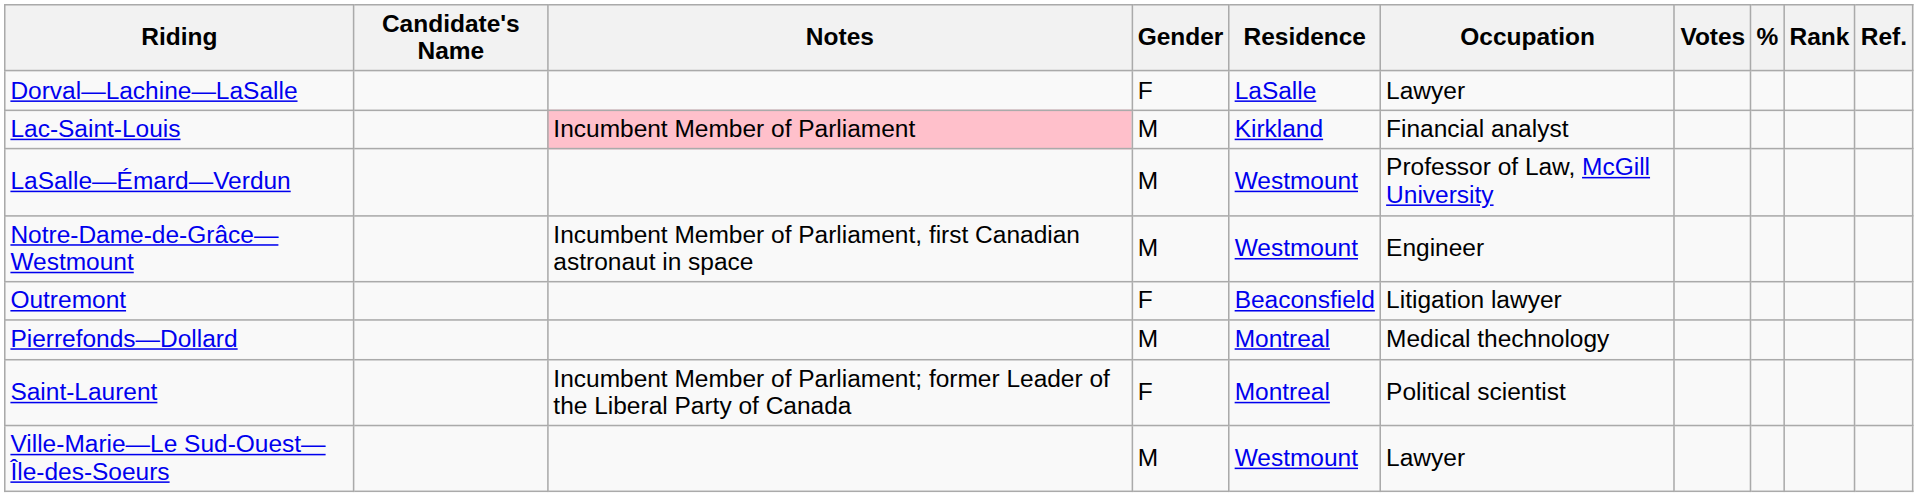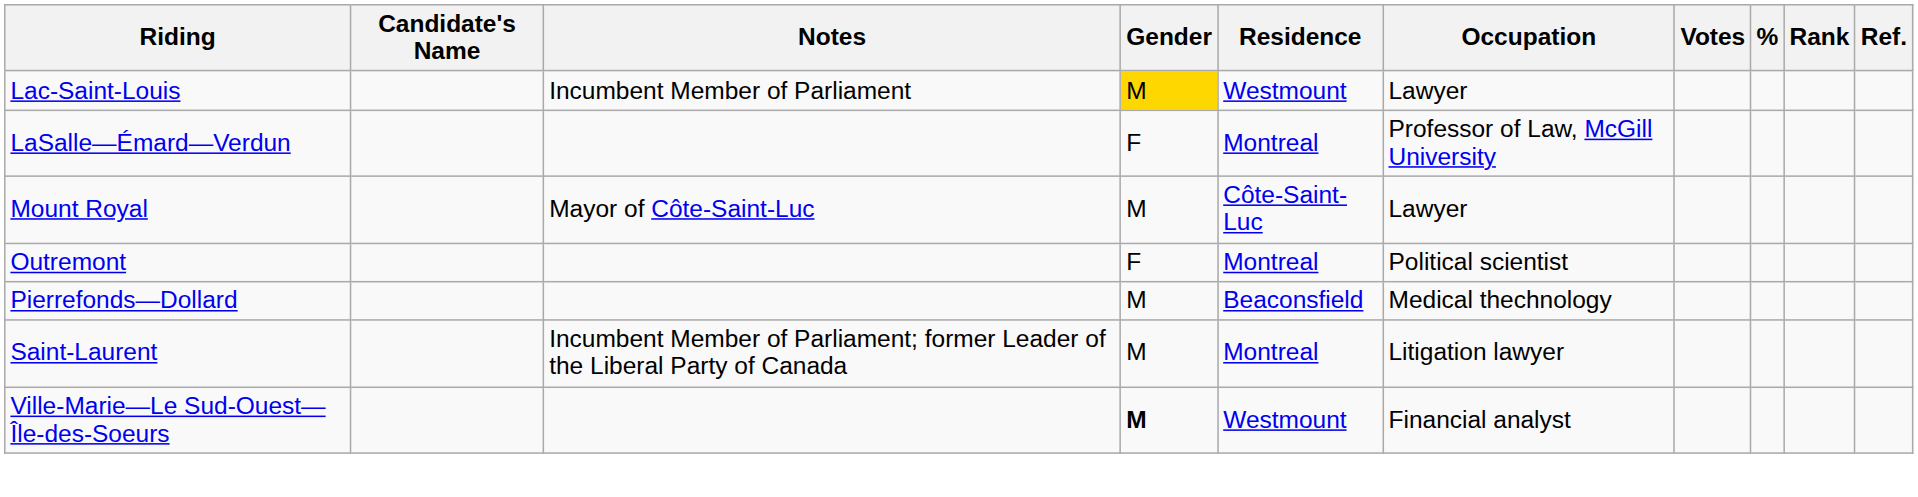- row: (154, 90)
(734, 129) pink background -> (730, 90) no background
(1148, 129) no background -> (1136, 90) gold background
(1279, 129) Kirkland -> (1285, 90) Westmount
(1477, 129) Financial analyst -> (1428, 90) Lawyer
(1148, 181) M -> (1134, 142) F
(1296, 181) Westmount -> (1271, 142) Montreal
+ row: (79, 209)
- row: (144, 248)
(1305, 300) Beaconsfield -> (1271, 261) Montreal
(1474, 300) Litigation lawyer -> (1478, 261) Political scientist
(1282, 339) Montreal -> (1293, 300) Beaconsfield
(1145, 392) F -> (1136, 353) M
(1476, 392) Political scientist -> (1476, 353) Litigation lawyer
(1148, 458) normal -> (1136, 419) bold
(1426, 458) Lawyer -> (1480, 419) Financial analyst
